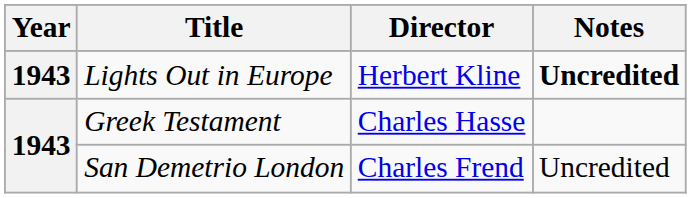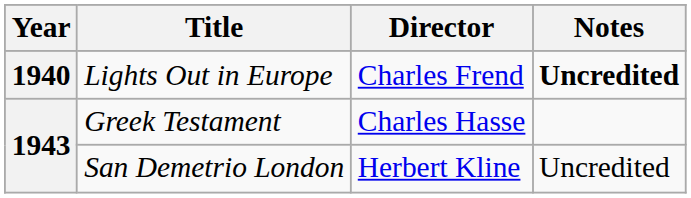(41, 74) 1943 -> (41, 74) 1940
(439, 74) Herbert Kline -> (441, 74) Charles Frend
(441, 167) Charles Frend -> (439, 167) Herbert Kline
